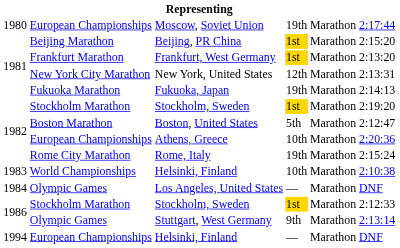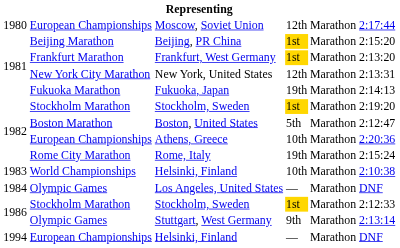(297, 25) 19th -> (297, 25) 12th
